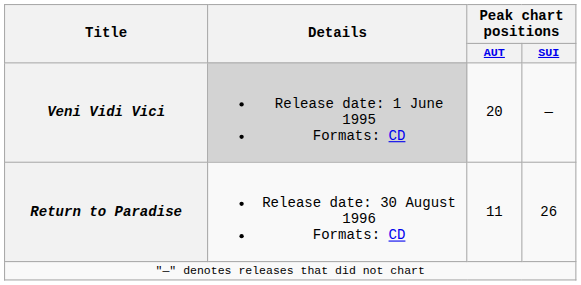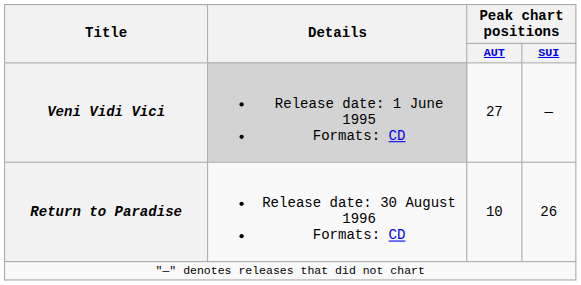(494, 112) 20 -> (494, 112) 27
(494, 212) 11 -> (494, 212) 10
